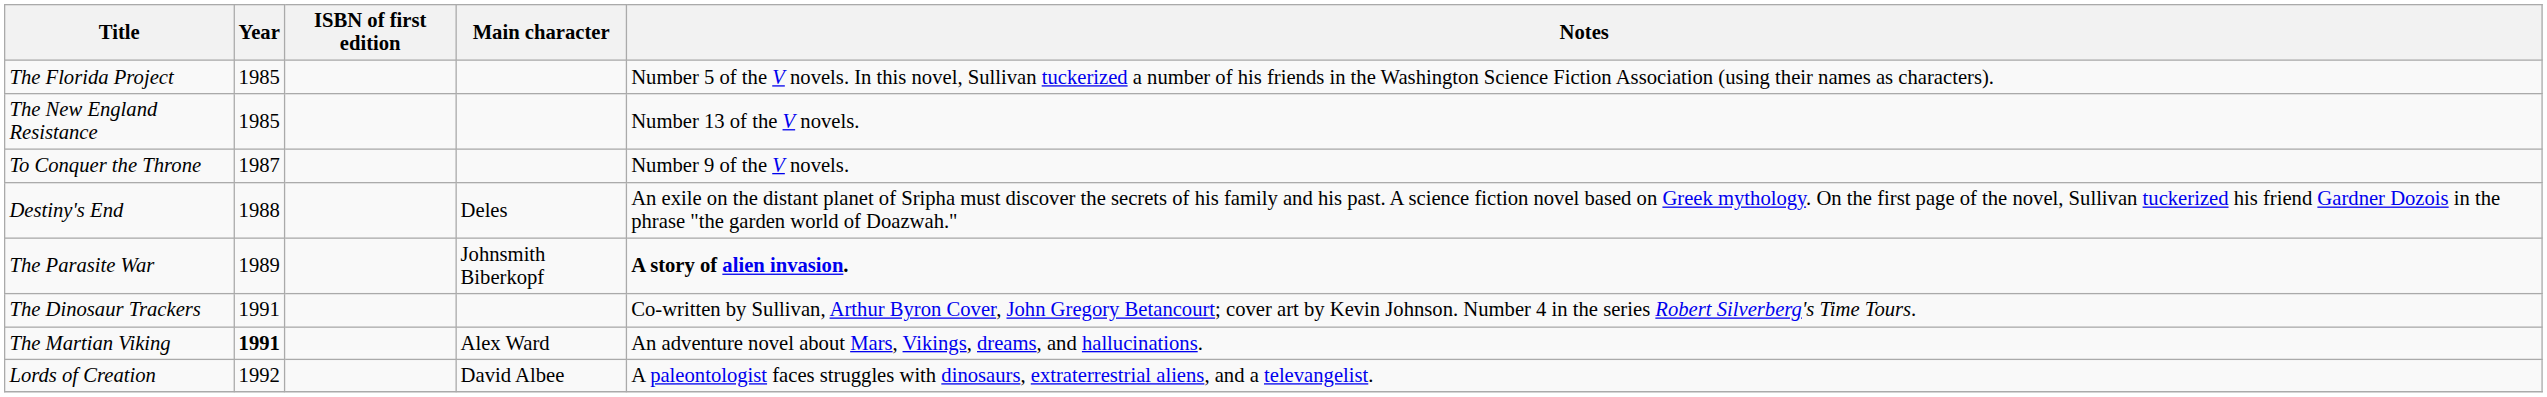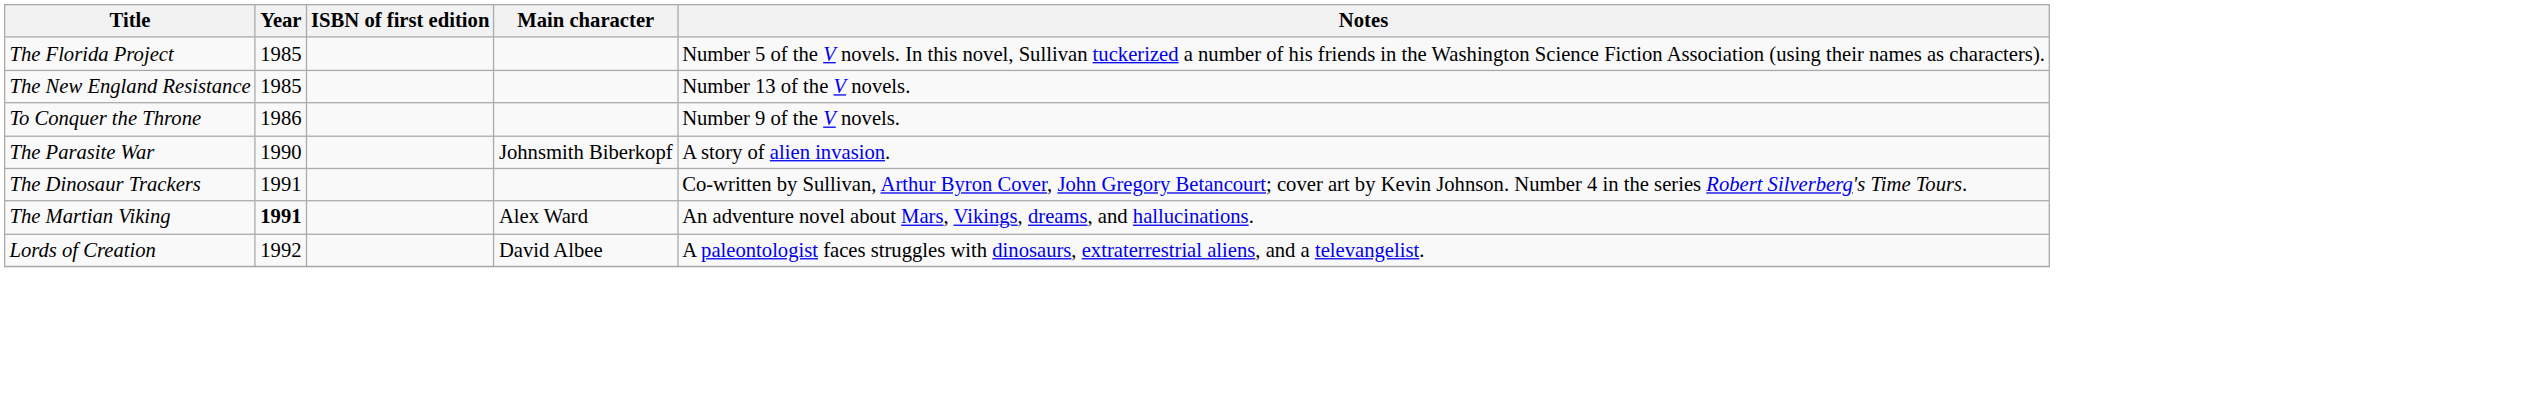(259, 165) 1987 -> (281, 119) 1986
- row: (66, 209)
(259, 265) 1989 -> (281, 151) 1990
(740, 265) bold -> (786, 151) normal
